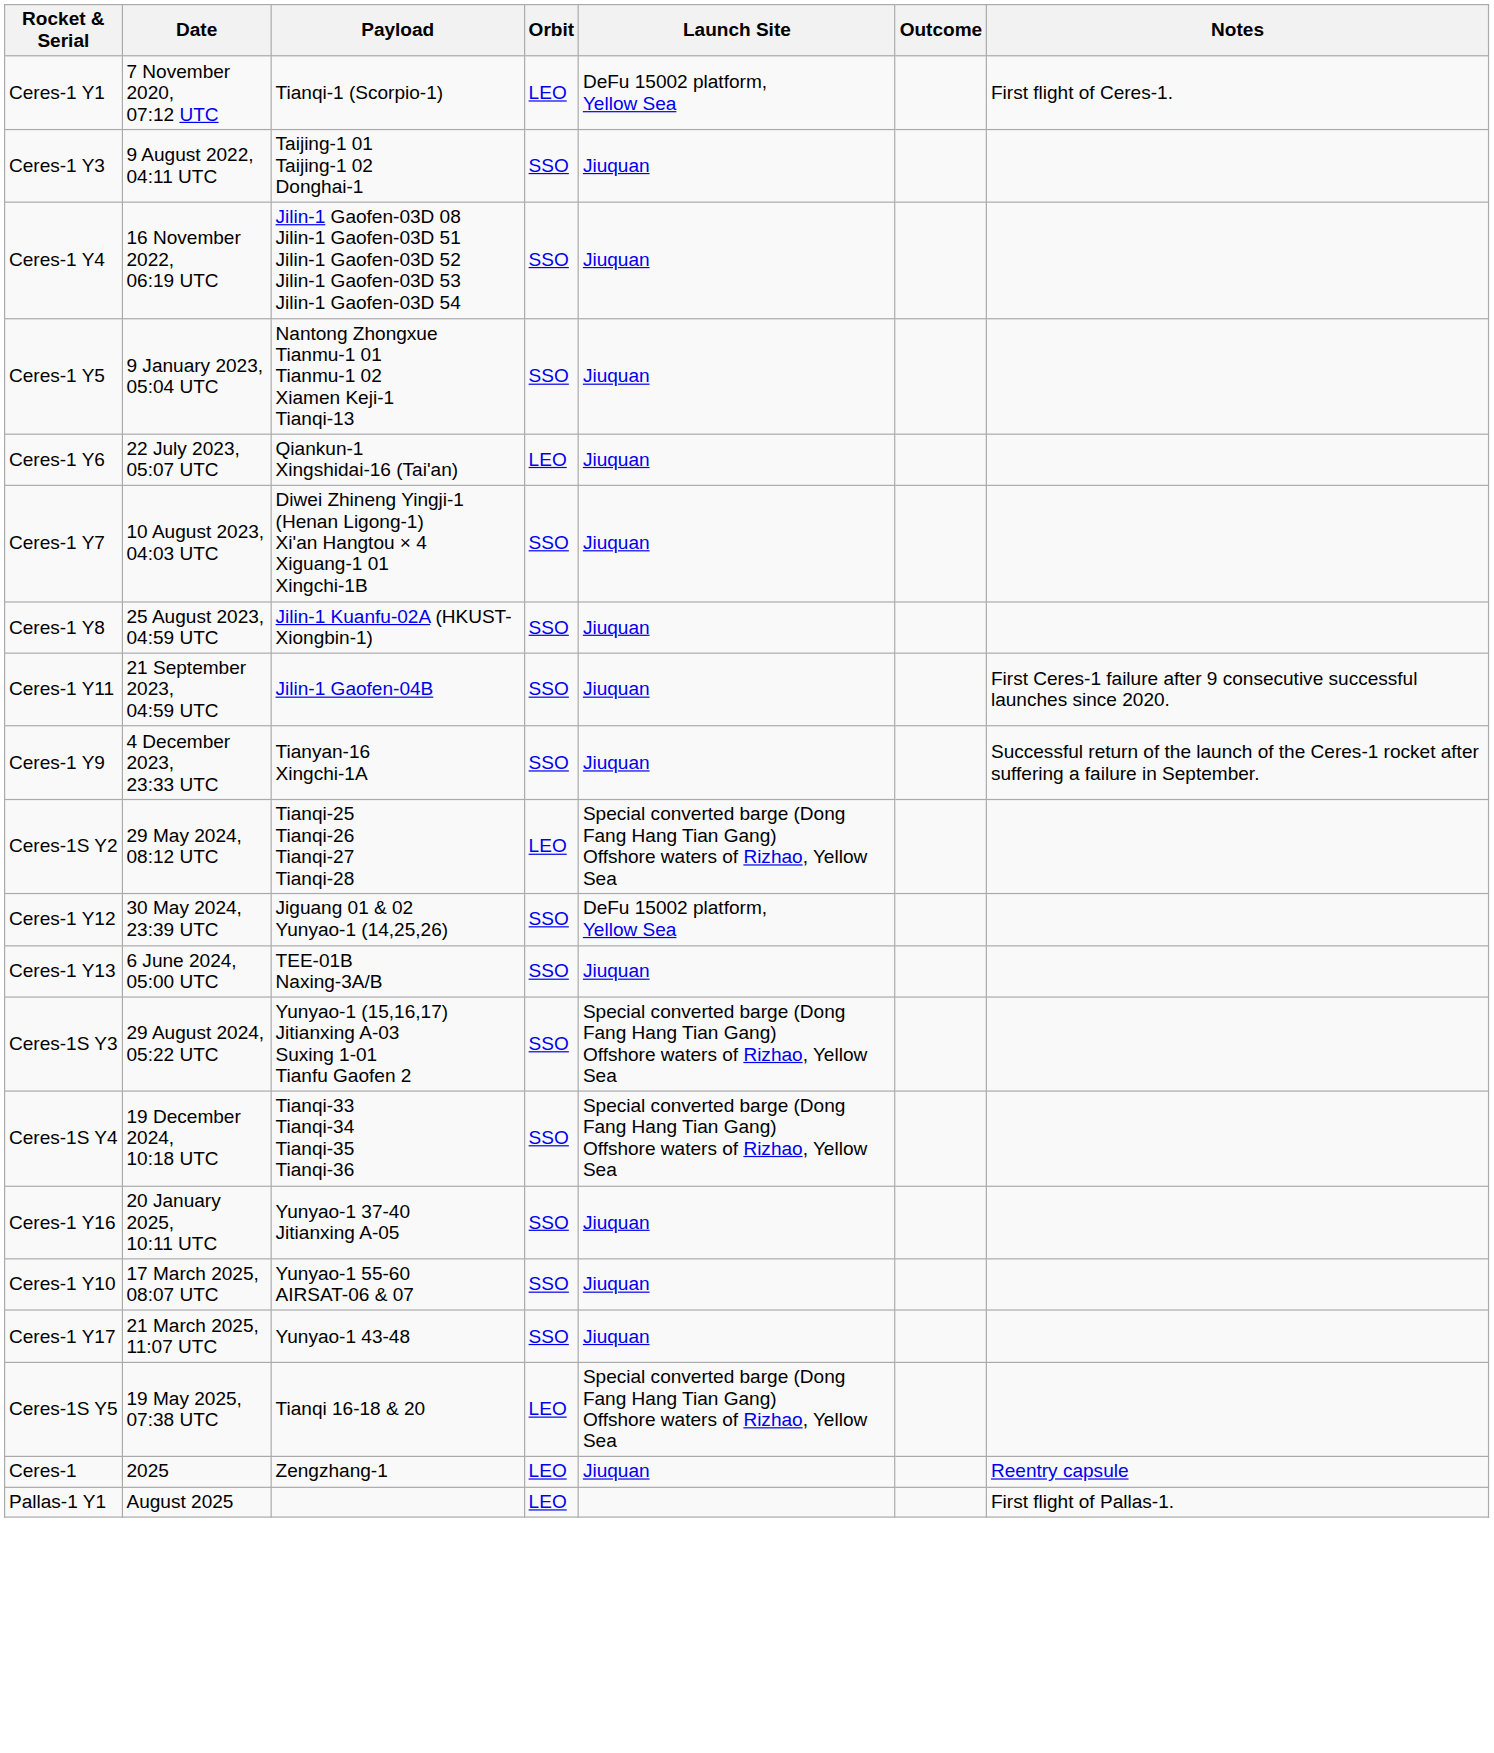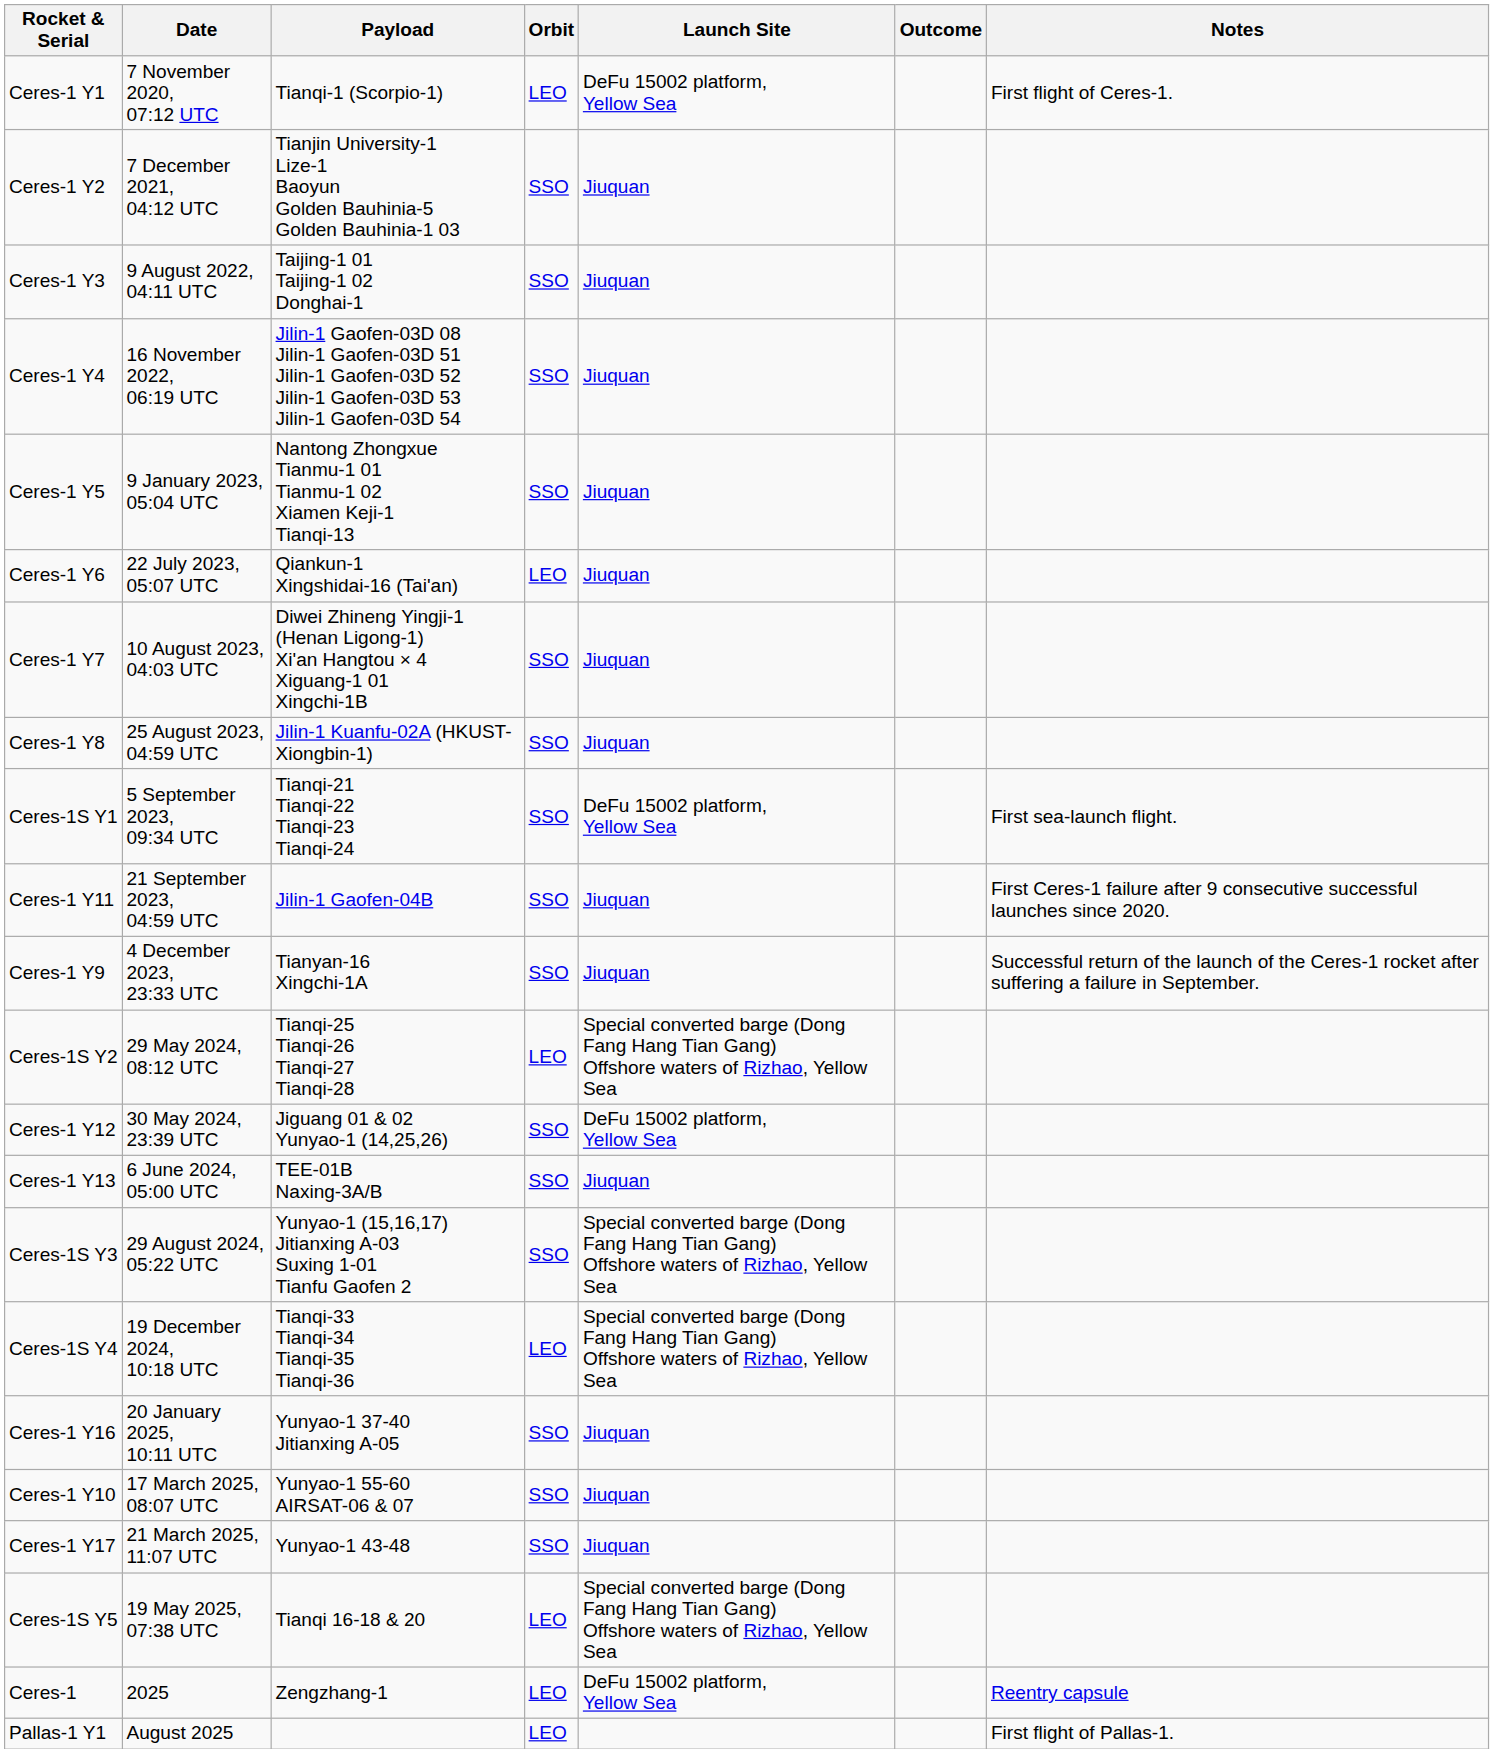+ row: (57, 187)
+ row: (63, 816)
(549, 1138) SSO -> (548, 1348) LEO
(616, 1471) Jiuquan -> (675, 1692) DeFu 15002 platform, Yellow Sea
